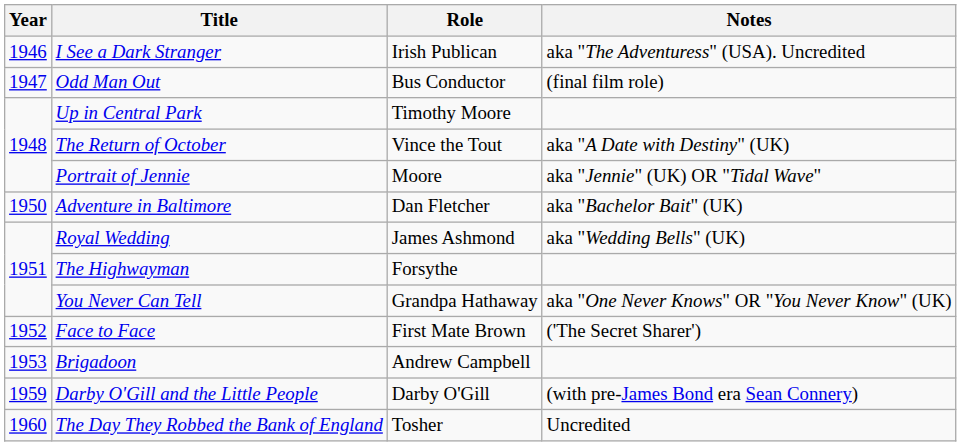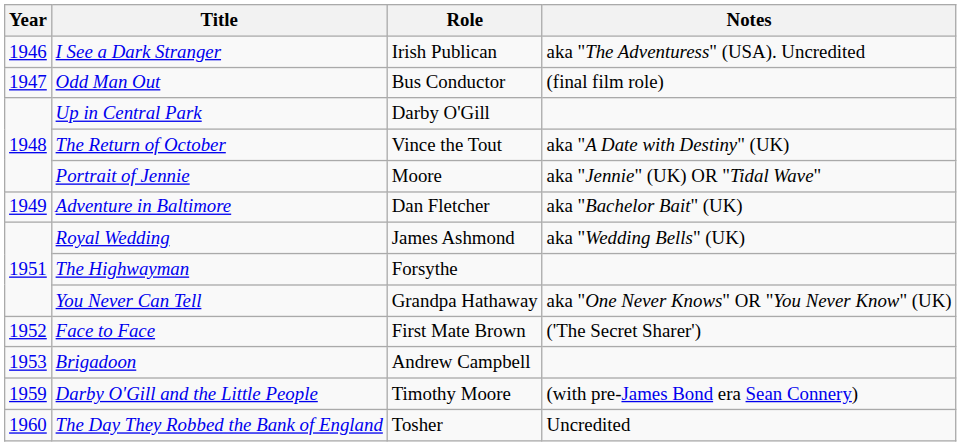(451, 113) Timothy Moore -> (441, 113) Darby O'Gill
(28, 207) 1950 -> (28, 207) 1949
(441, 393) Darby O'Gill -> (451, 393) Timothy Moore
